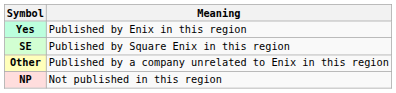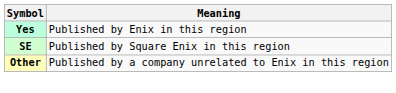- row: (25, 80)
